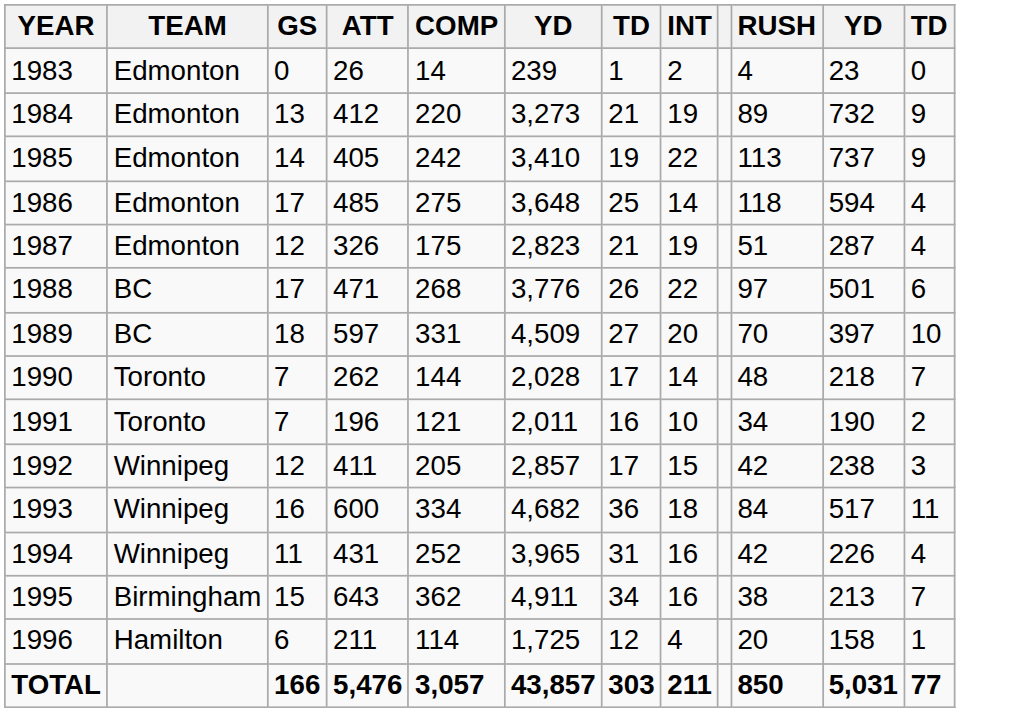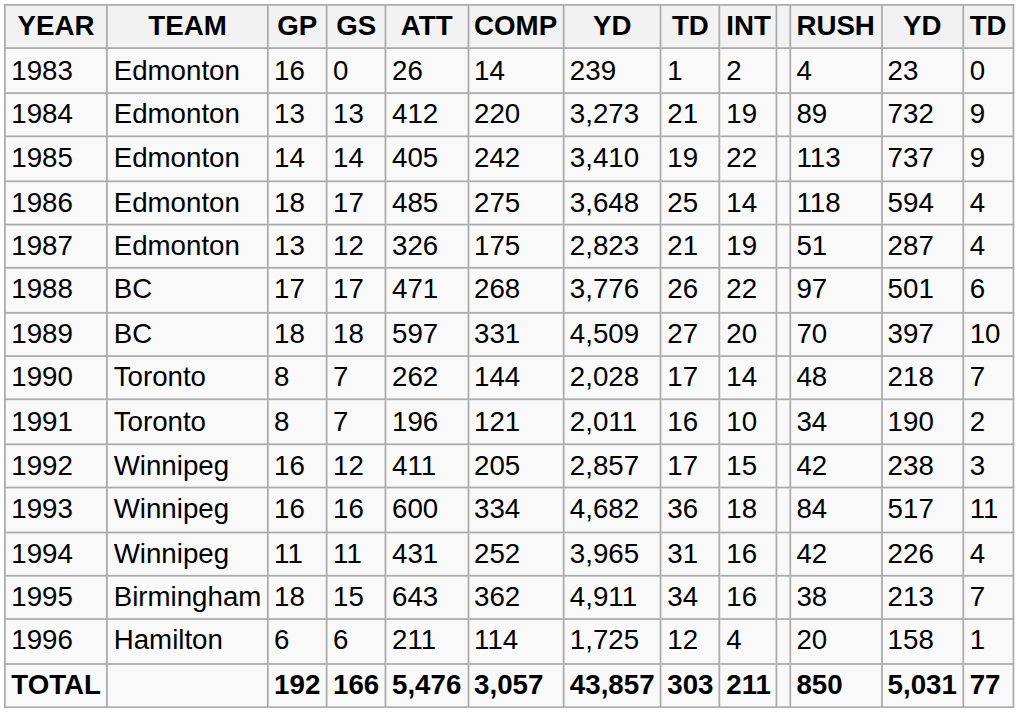+ column: (297, 26)
